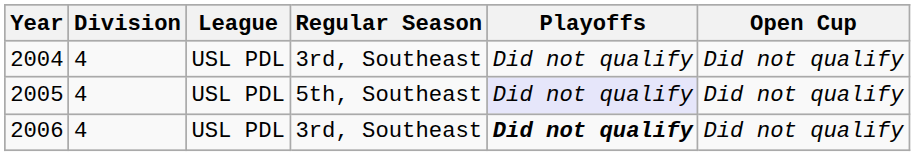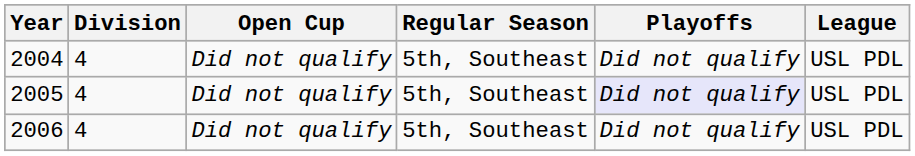columns swapped: (238, 23) <-> (803, 23)
(389, 59) 3rd, Southeast -> (496, 59) 5th, Southeast
(389, 132) 3rd, Southeast -> (496, 132) 5th, Southeast
(593, 132) bold -> (700, 132) normal
